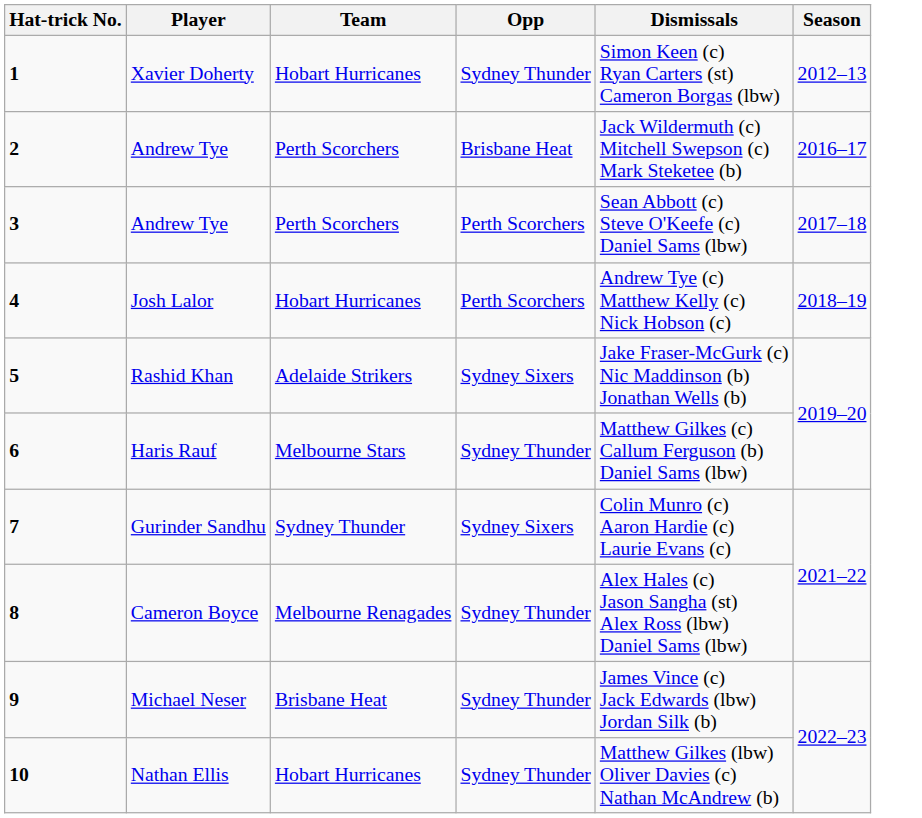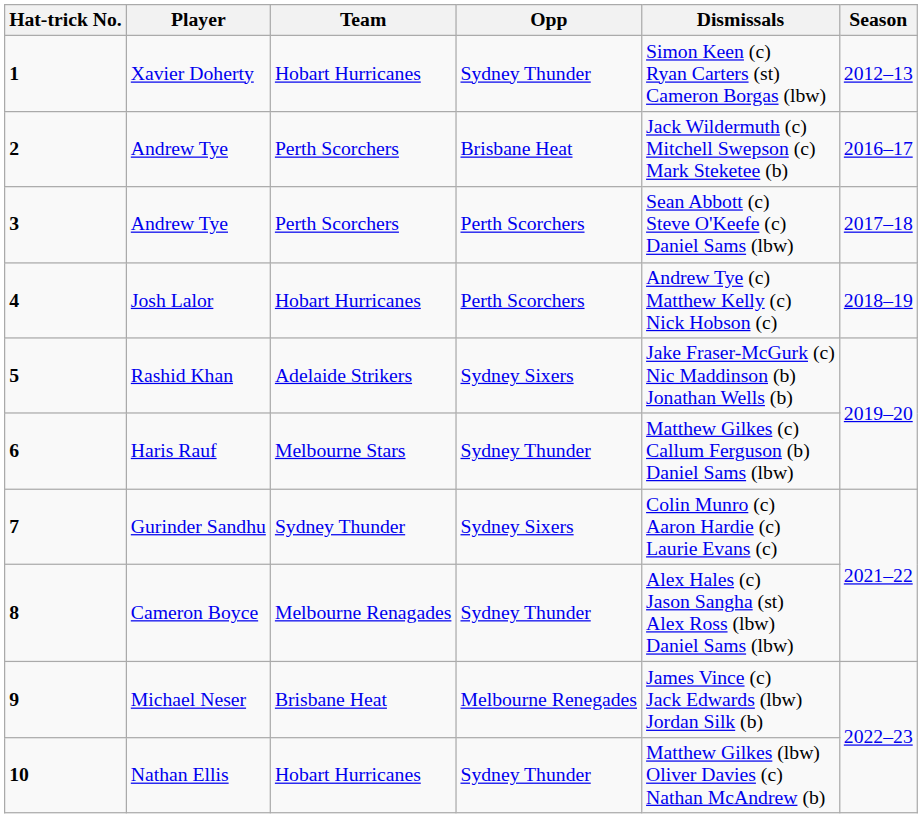(526, 699) Sydney Thunder -> (549, 699) Melbourne Renegades
